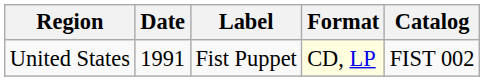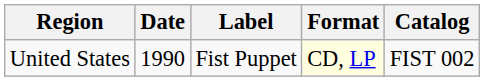(163, 57) 1991 -> (163, 57) 1990
